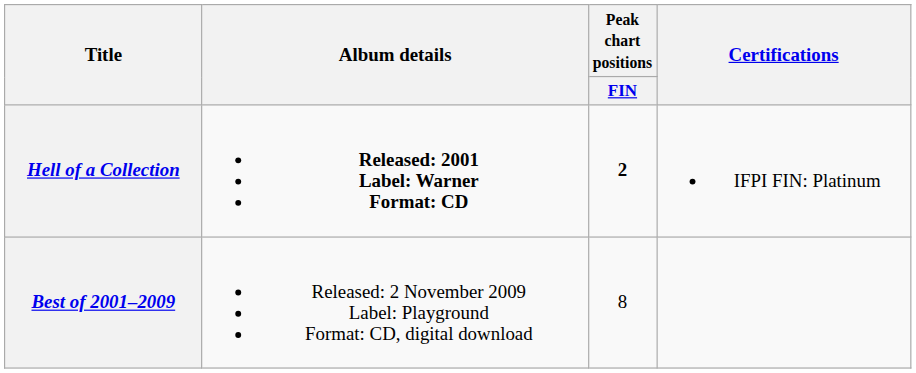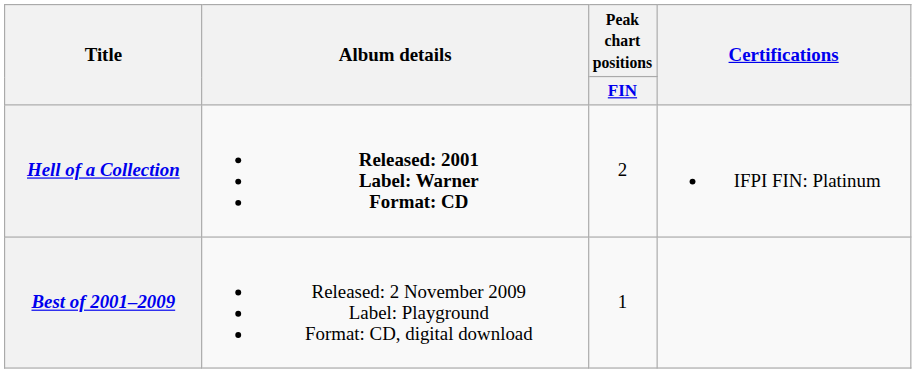(622, 170) bold -> (622, 170) normal
(622, 302) 8 -> (622, 302) 1
